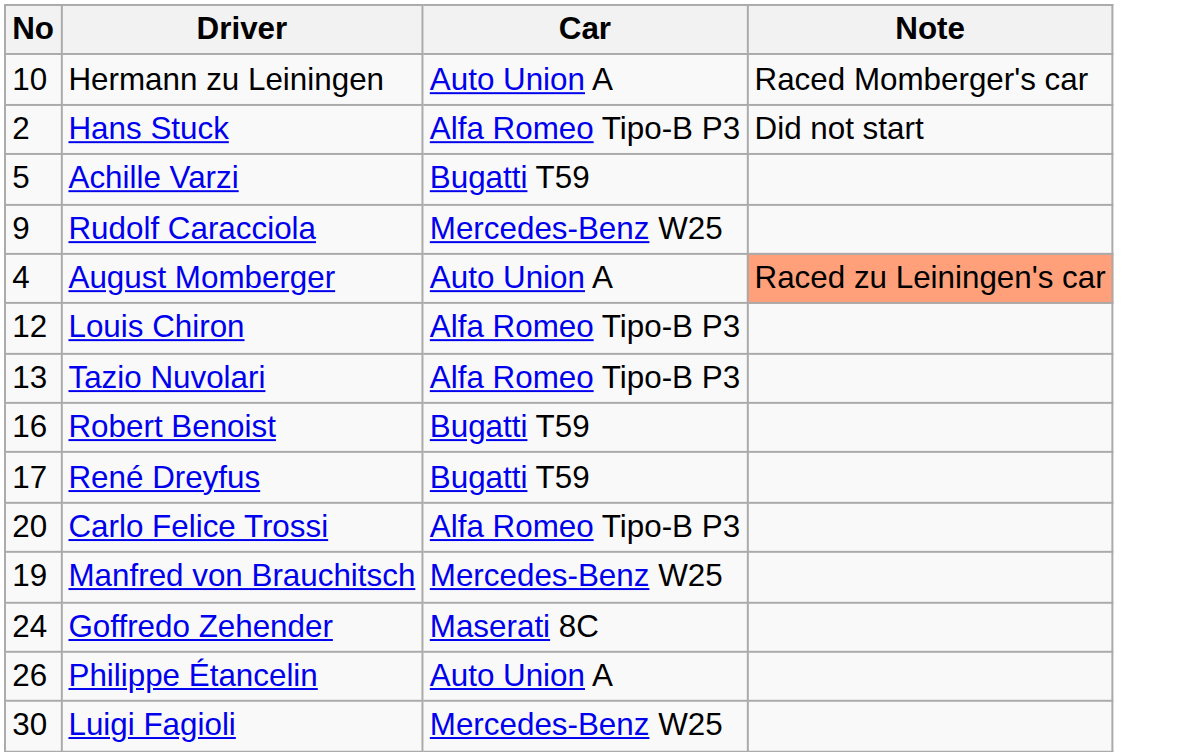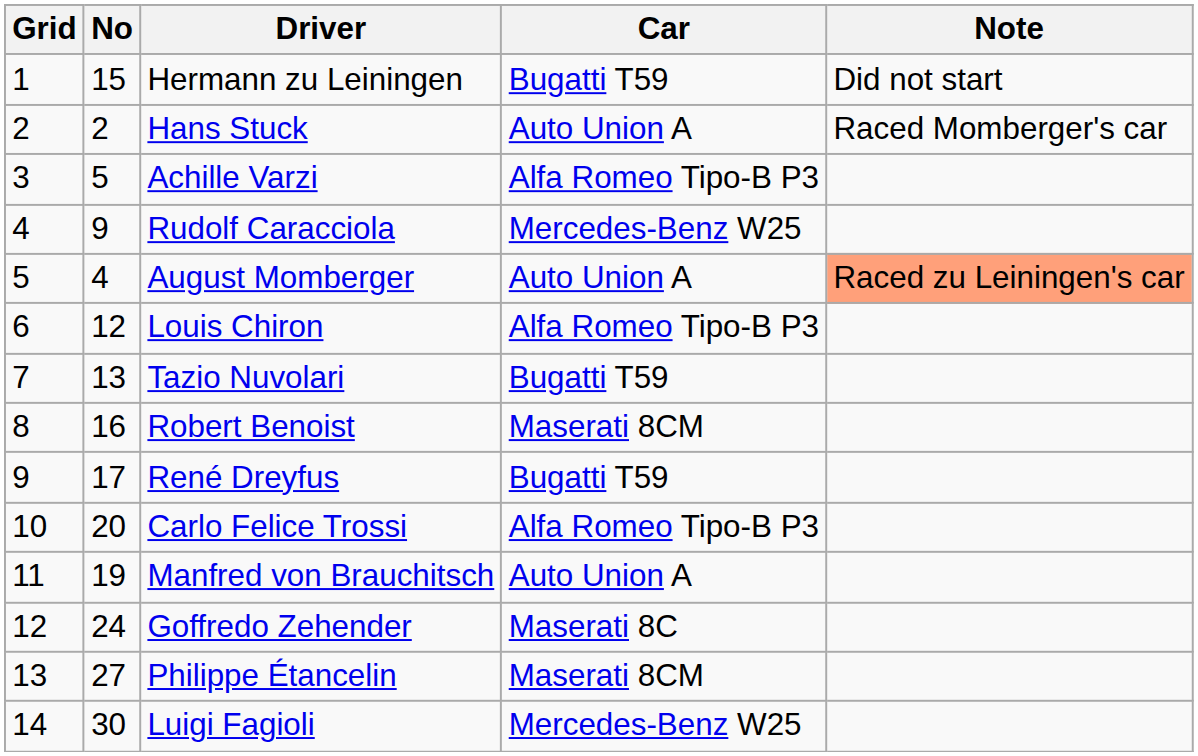+ column: (44, 29)
(30, 79) 10 -> (109, 79) 15
(521, 79) Auto Union A -> (589, 79) Bugatti T59
(921, 79) Raced Momberger's car -> (918, 79) Did not start
(585, 128) Alfa Romeo Tipo-B P3 -> (600, 128) Auto Union A
(839, 128) Did not start -> (1000, 128) Raced Momberger's car
(510, 178) Bugatti T59 -> (664, 178) Alfa Romeo Tipo-B P3
(585, 377) Alfa Romeo Tipo-B P3 -> (589, 377) Bugatti T59
(510, 427) Bugatti T59 -> (606, 427) Maserati 8CM
(576, 576) Mercedes-Benz W25 -> (600, 576) Auto Union A
(30, 675) 26 -> (109, 675) 27
(521, 675) Auto Union A -> (606, 675) Maserati 8CM
